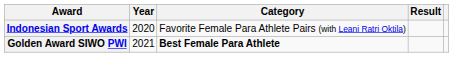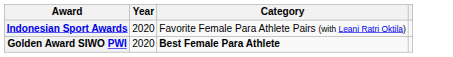- column: (426, 12)
(143, 44) 2021 -> (143, 44) 2020
